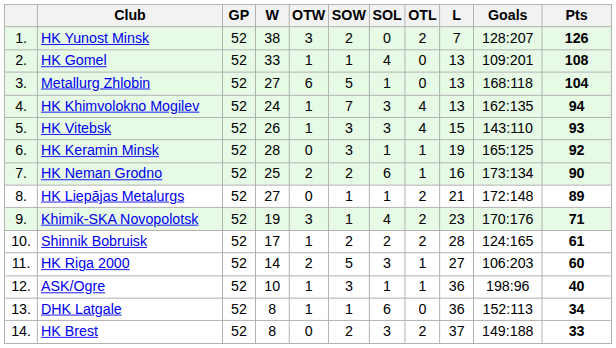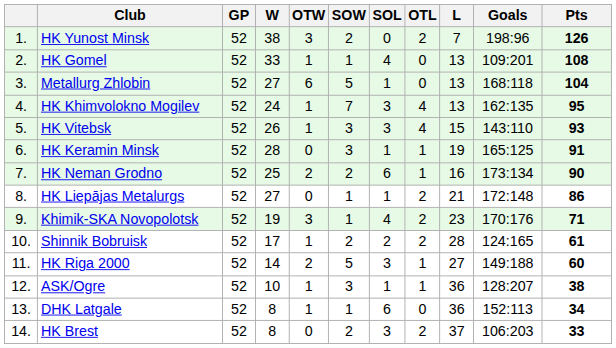(508, 38) 128:207 -> (508, 38) 198:96
(577, 106) 94 -> (577, 106) 95
(577, 151) 92 -> (577, 151) 91
(577, 196) 89 -> (577, 196) 86
(508, 264) 106:203 -> (508, 264) 149:188
(508, 286) 198:96 -> (508, 286) 128:207
(577, 286) 40 -> (577, 286) 38
(508, 331) 149:188 -> (508, 331) 106:203
